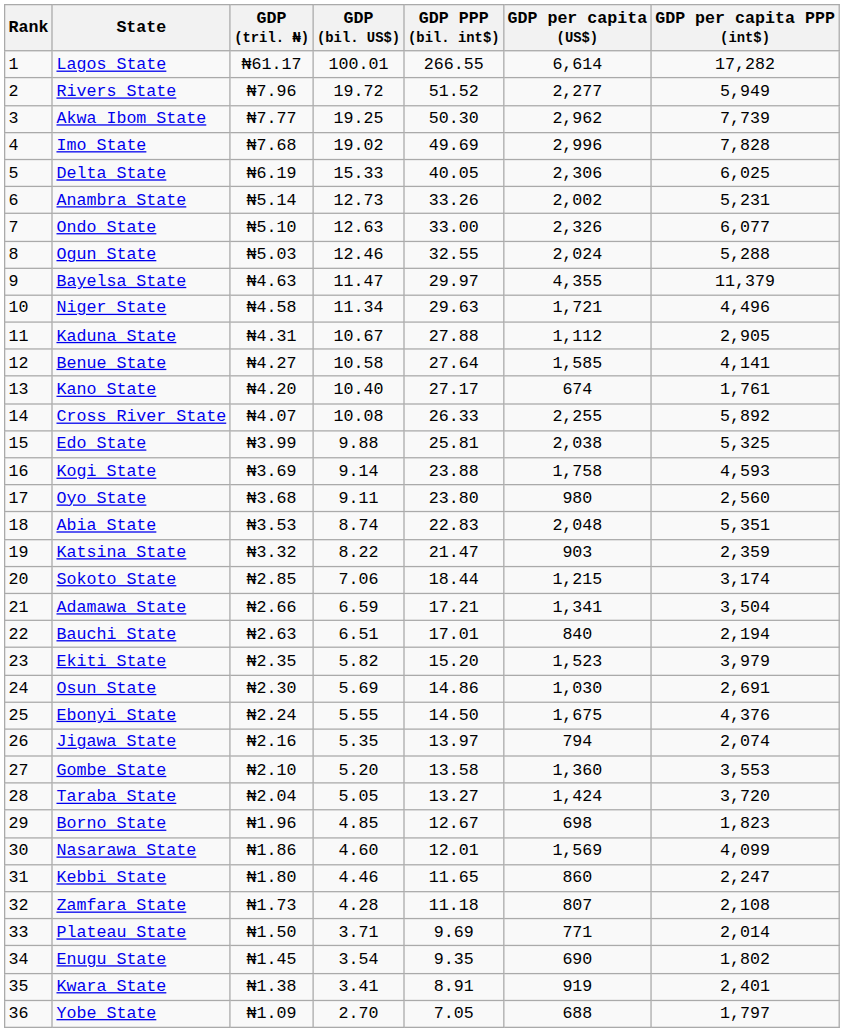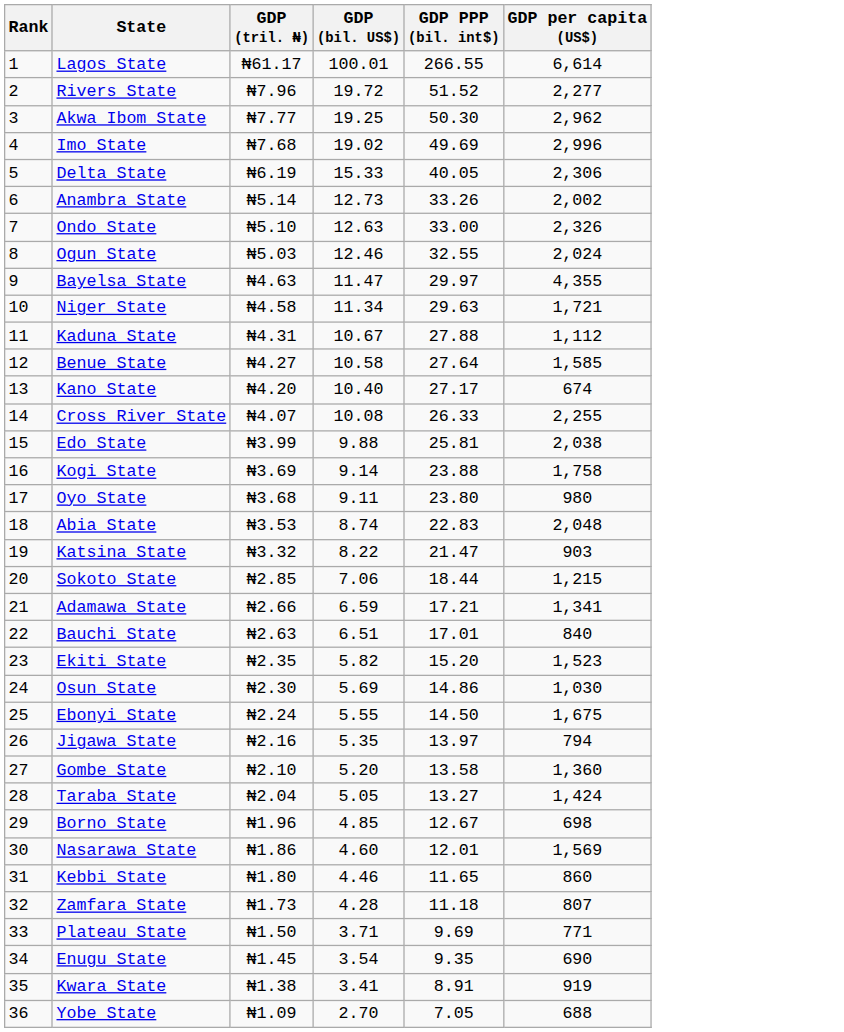- column: (745, 27)
